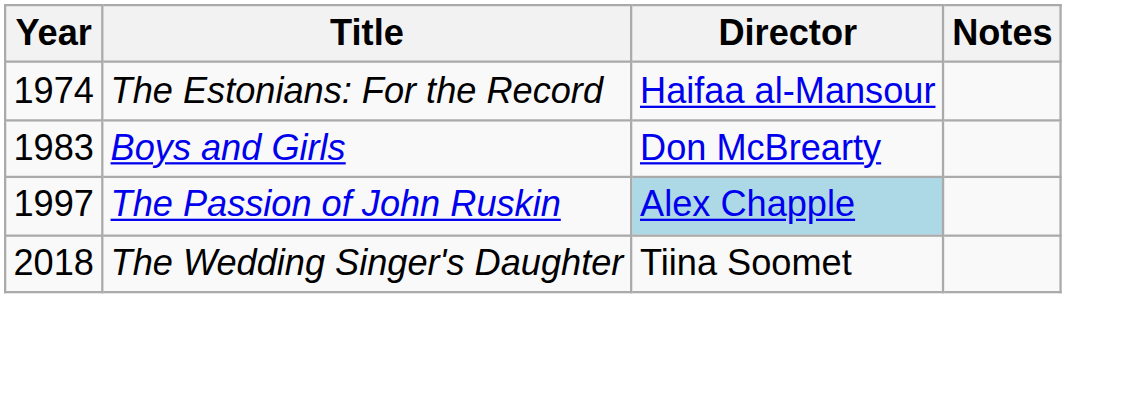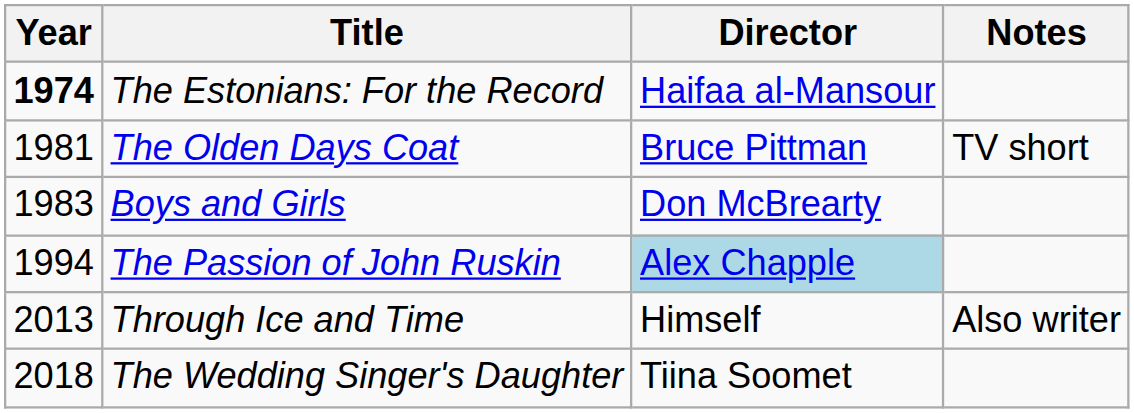(54, 90) normal -> (54, 90) bold
+ row: (284, 147)
(54, 205) 1997 -> (54, 262) 1994
+ row: (287, 319)
